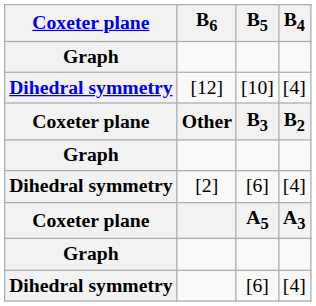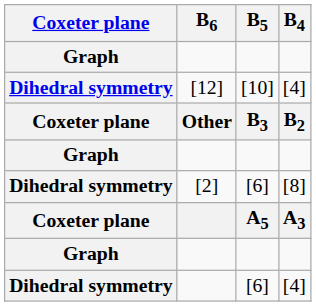(294, 186) [4] -> (294, 186) [8]
